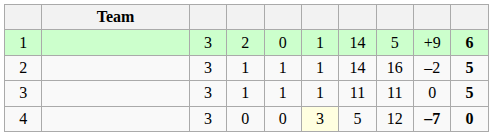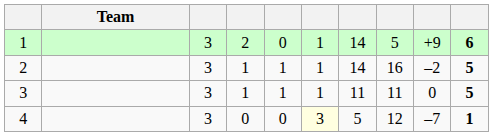(432, 118) bold -> (432, 118) normal
(470, 118) 0 -> (470, 118) 1
